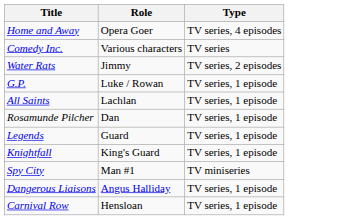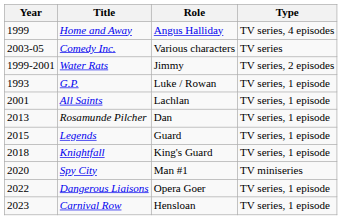+ column: (31, 13)
(127, 30) Opera Goer -> (189, 30) Angus Halliday
(136, 188) Angus Halliday -> (180, 188) Opera Goer
